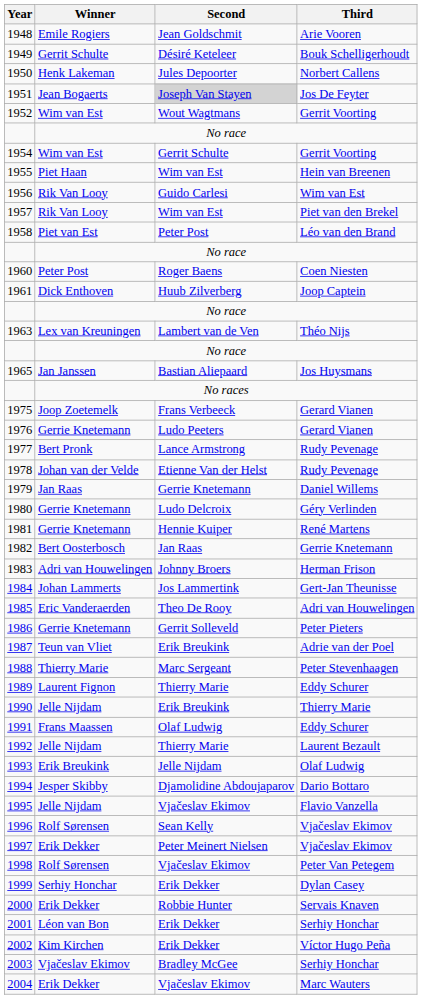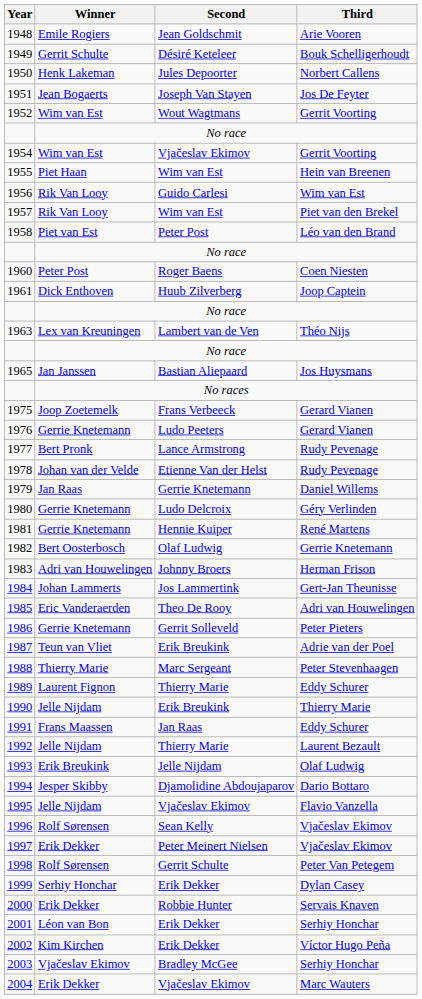(205, 93) lightgrey background -> (205, 93) no background
(193, 152) Gerrit Schulte -> (204, 152) Vjačeslav Ekimov
(180, 548) Jan Raas -> (190, 548) Olaf Ludwig
(190, 726) Olaf Ludwig -> (180, 726) Jan Raas
(204, 865) Vjačeslav Ekimov -> (193, 865) Gerrit Schulte
